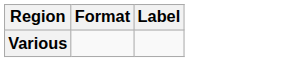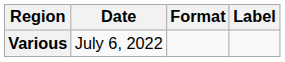+ column: (119, 17)
